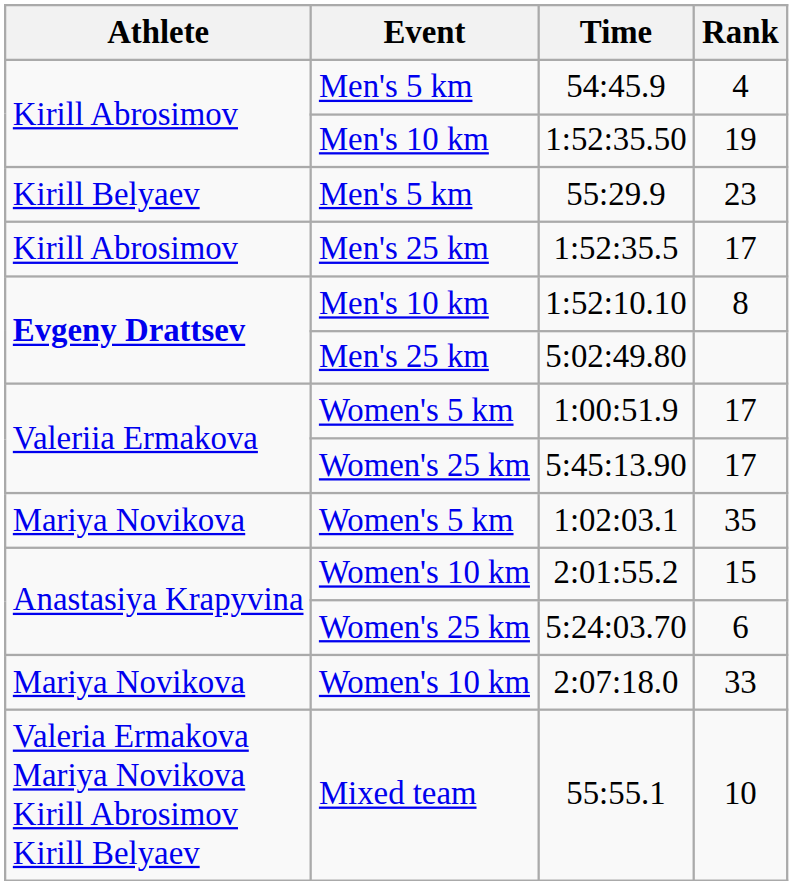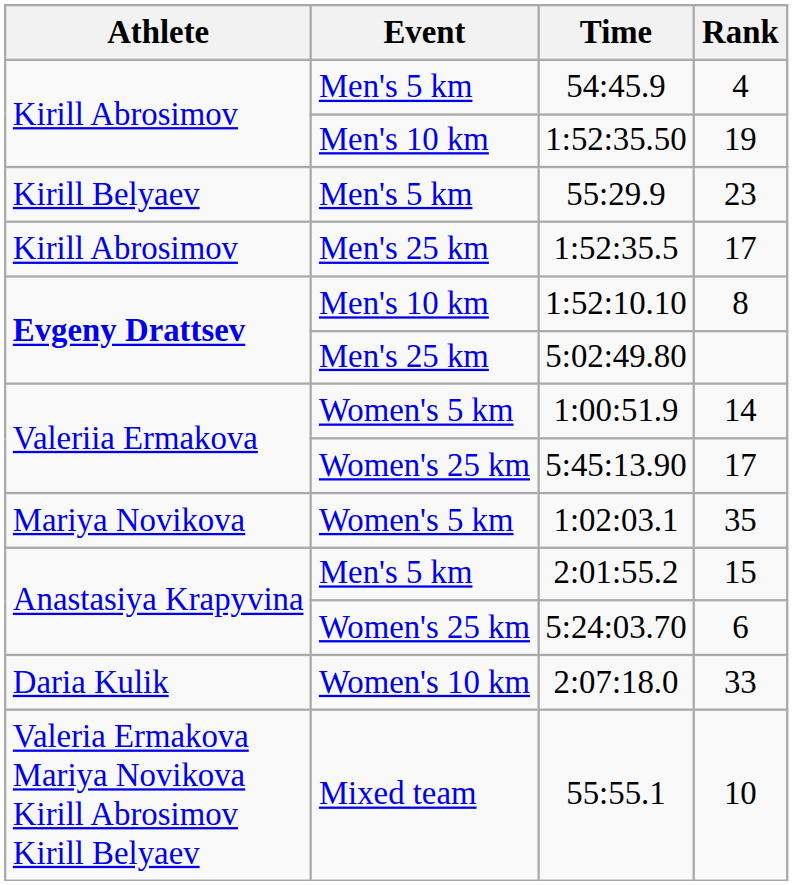(740, 411) 17 -> (740, 411) 14
(424, 573) Women's 10 km -> (396, 573) Men's 5 km
(129, 681) Mariya Novikova -> (91, 681) Daria Kulik
